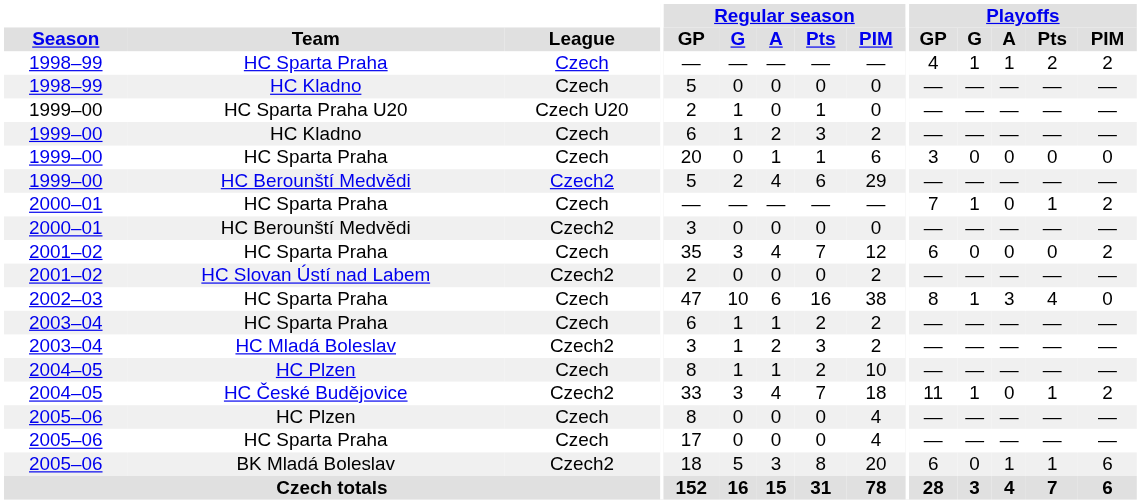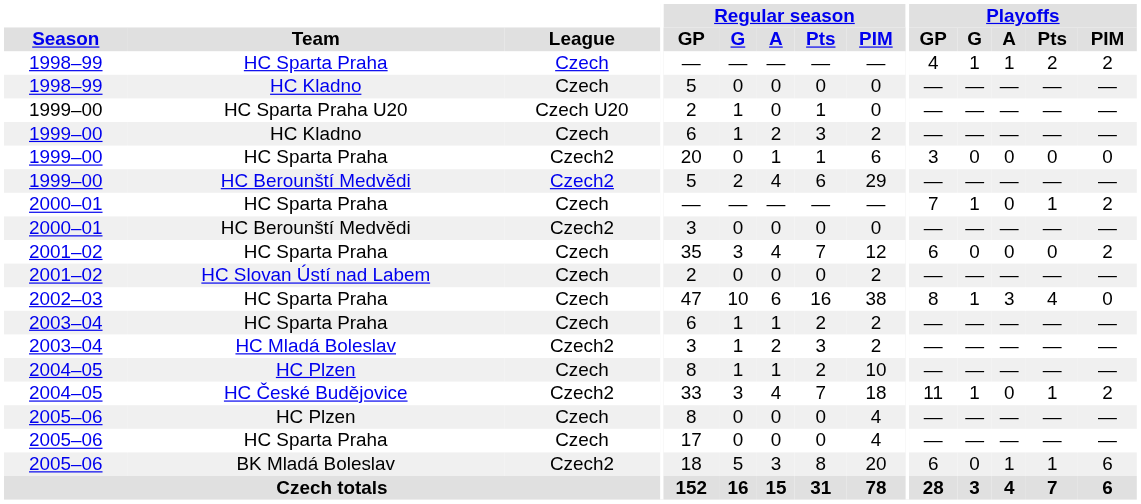(582, 157) Czech -> (582, 157) Czech2
(582, 275) Czech2 -> (582, 275) Czech
